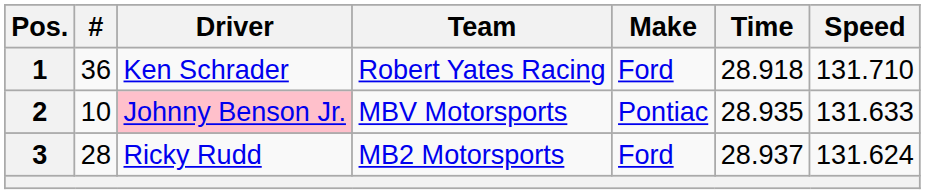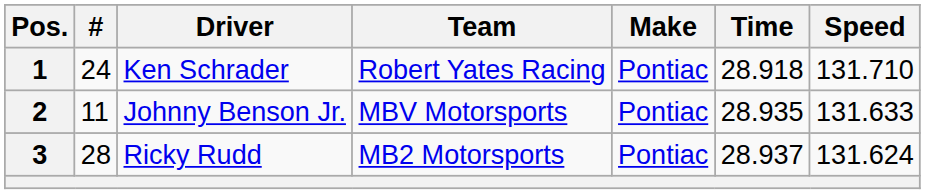(96, 69) 36 -> (96, 69) 24
(646, 69) Ford -> (663, 69) Pontiac
(96, 112) 10 -> (95, 112) 11
(235, 112) pink background -> (235, 112) no background
(646, 155) Ford -> (663, 155) Pontiac
